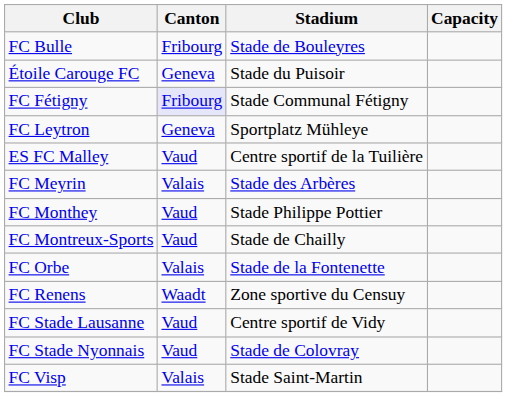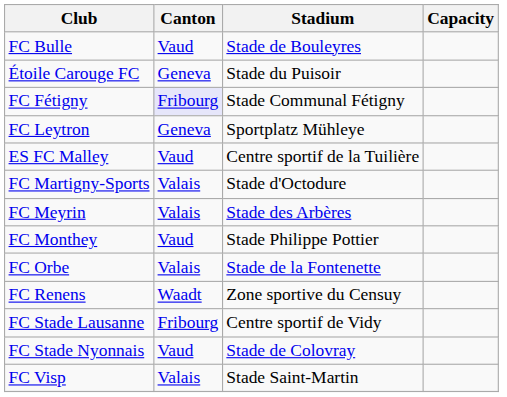(192, 45) Fribourg -> (176, 45) Vaud
+ row: (79, 184)
- row: (81, 239)
(179, 322) Vaud -> (188, 322) Fribourg
